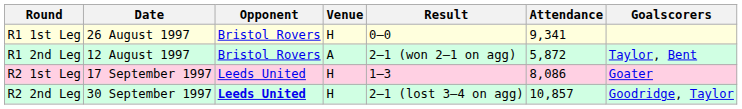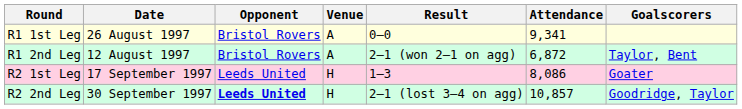(330, 34) H -> (330, 34) A
(548, 54) 5,872 -> (548, 54) 6,872
